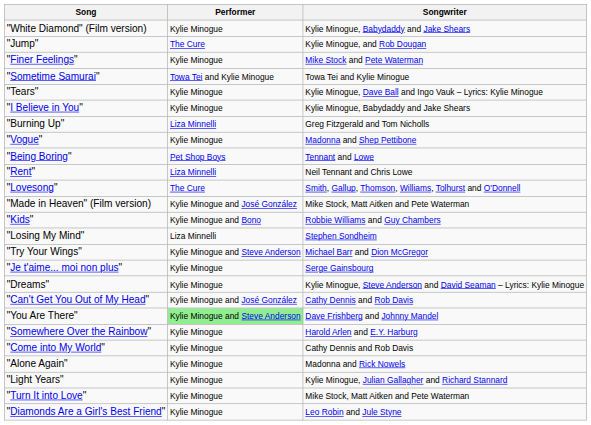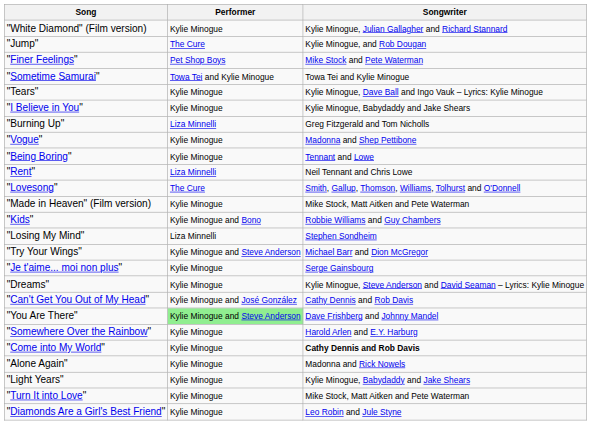(388, 29) Kylie Minogue, Babydaddy and Jake Shears -> (406, 29) Kylie Minogue, Julian Gallagher and Richard Stannard
(196, 61) Kylie Minogue -> (198, 61) Pet Shop Boys
(198, 156) Pet Shop Boys -> (196, 156) Kylie Minogue
(233, 204) Kylie Minogue and José González -> (196, 204) Kylie Minogue
(359, 348) normal -> (362, 348) bold
(406, 380) Kylie Minogue, Julian Gallagher and Richard Stannard -> (388, 380) Kylie Minogue, Babydaddy and Jake Shears
